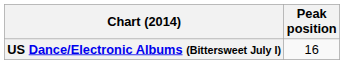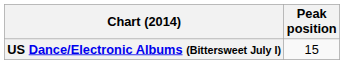(312, 49) 16 -> (312, 49) 15
